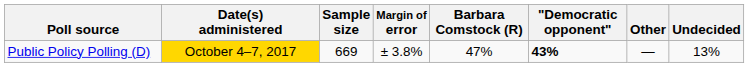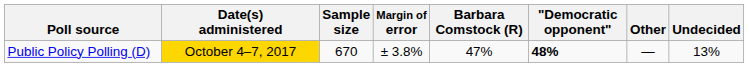(346, 51) 669 -> (346, 51) 670
(545, 51) 43% -> (545, 51) 48%
